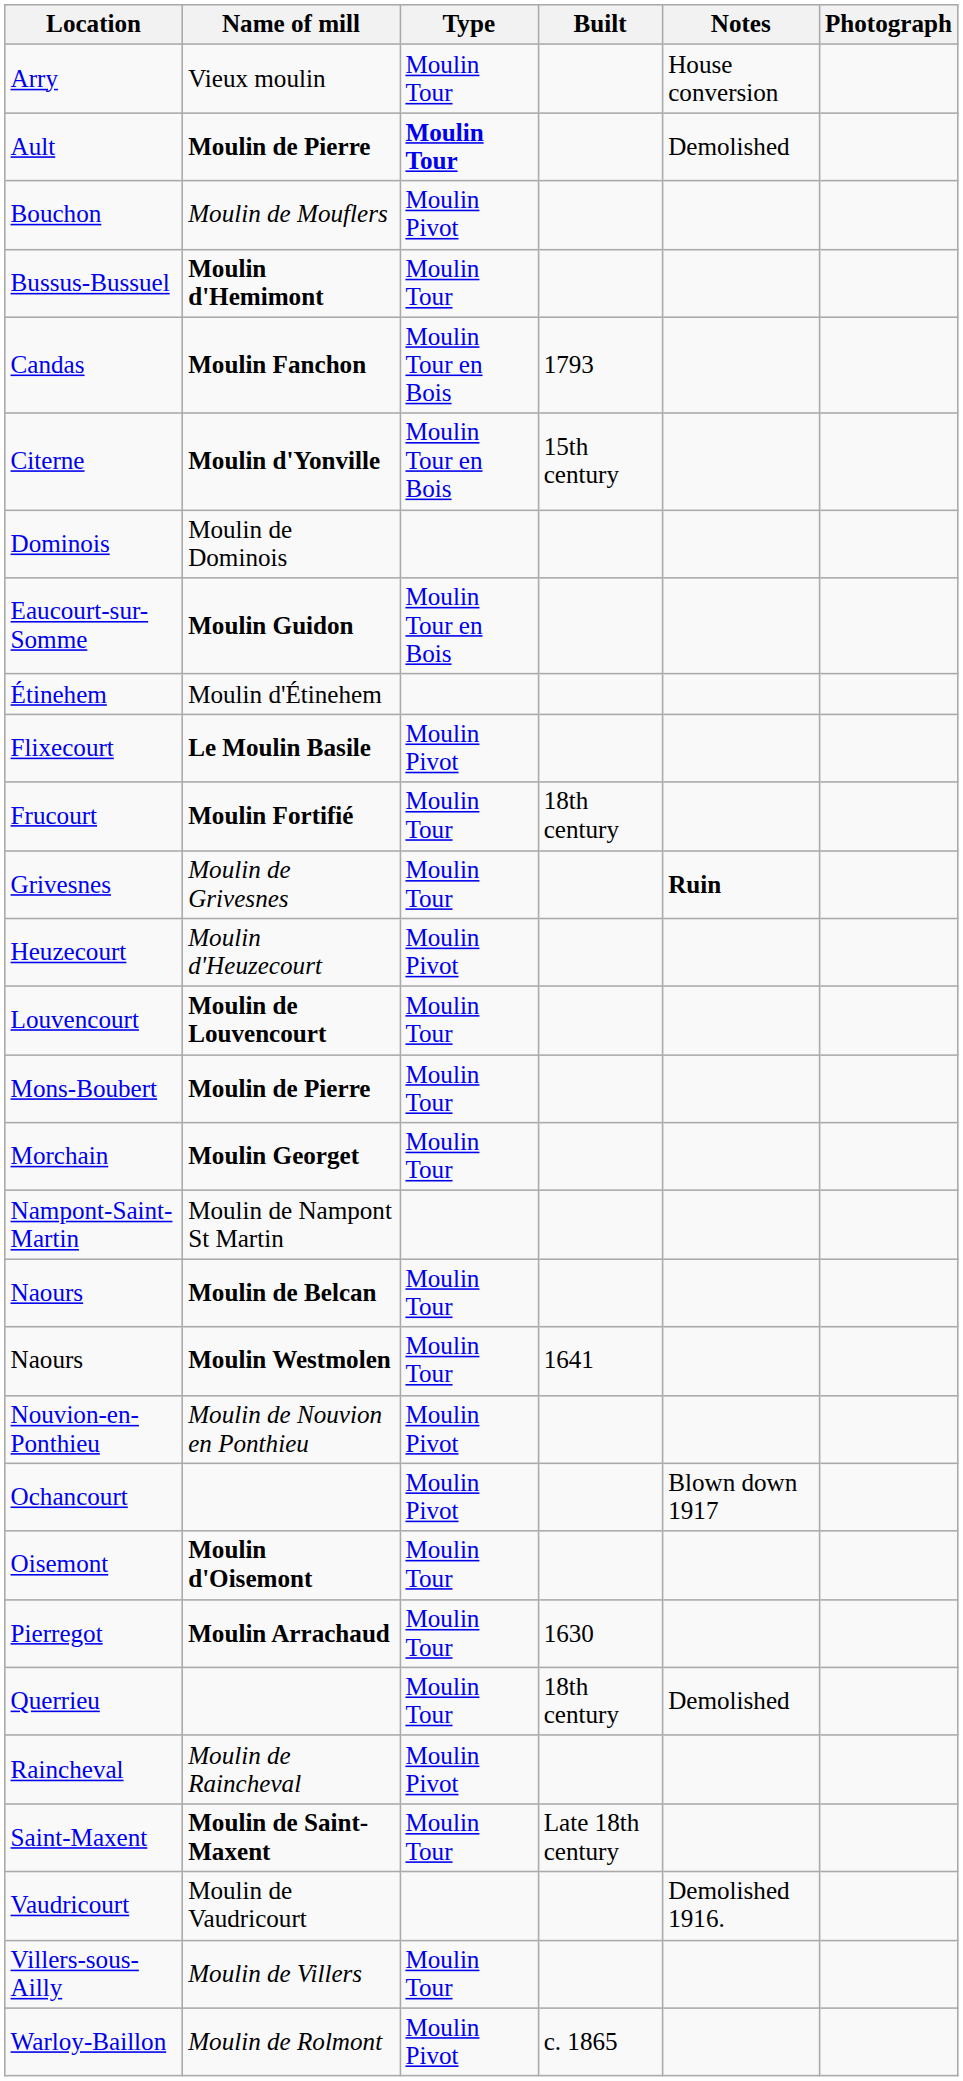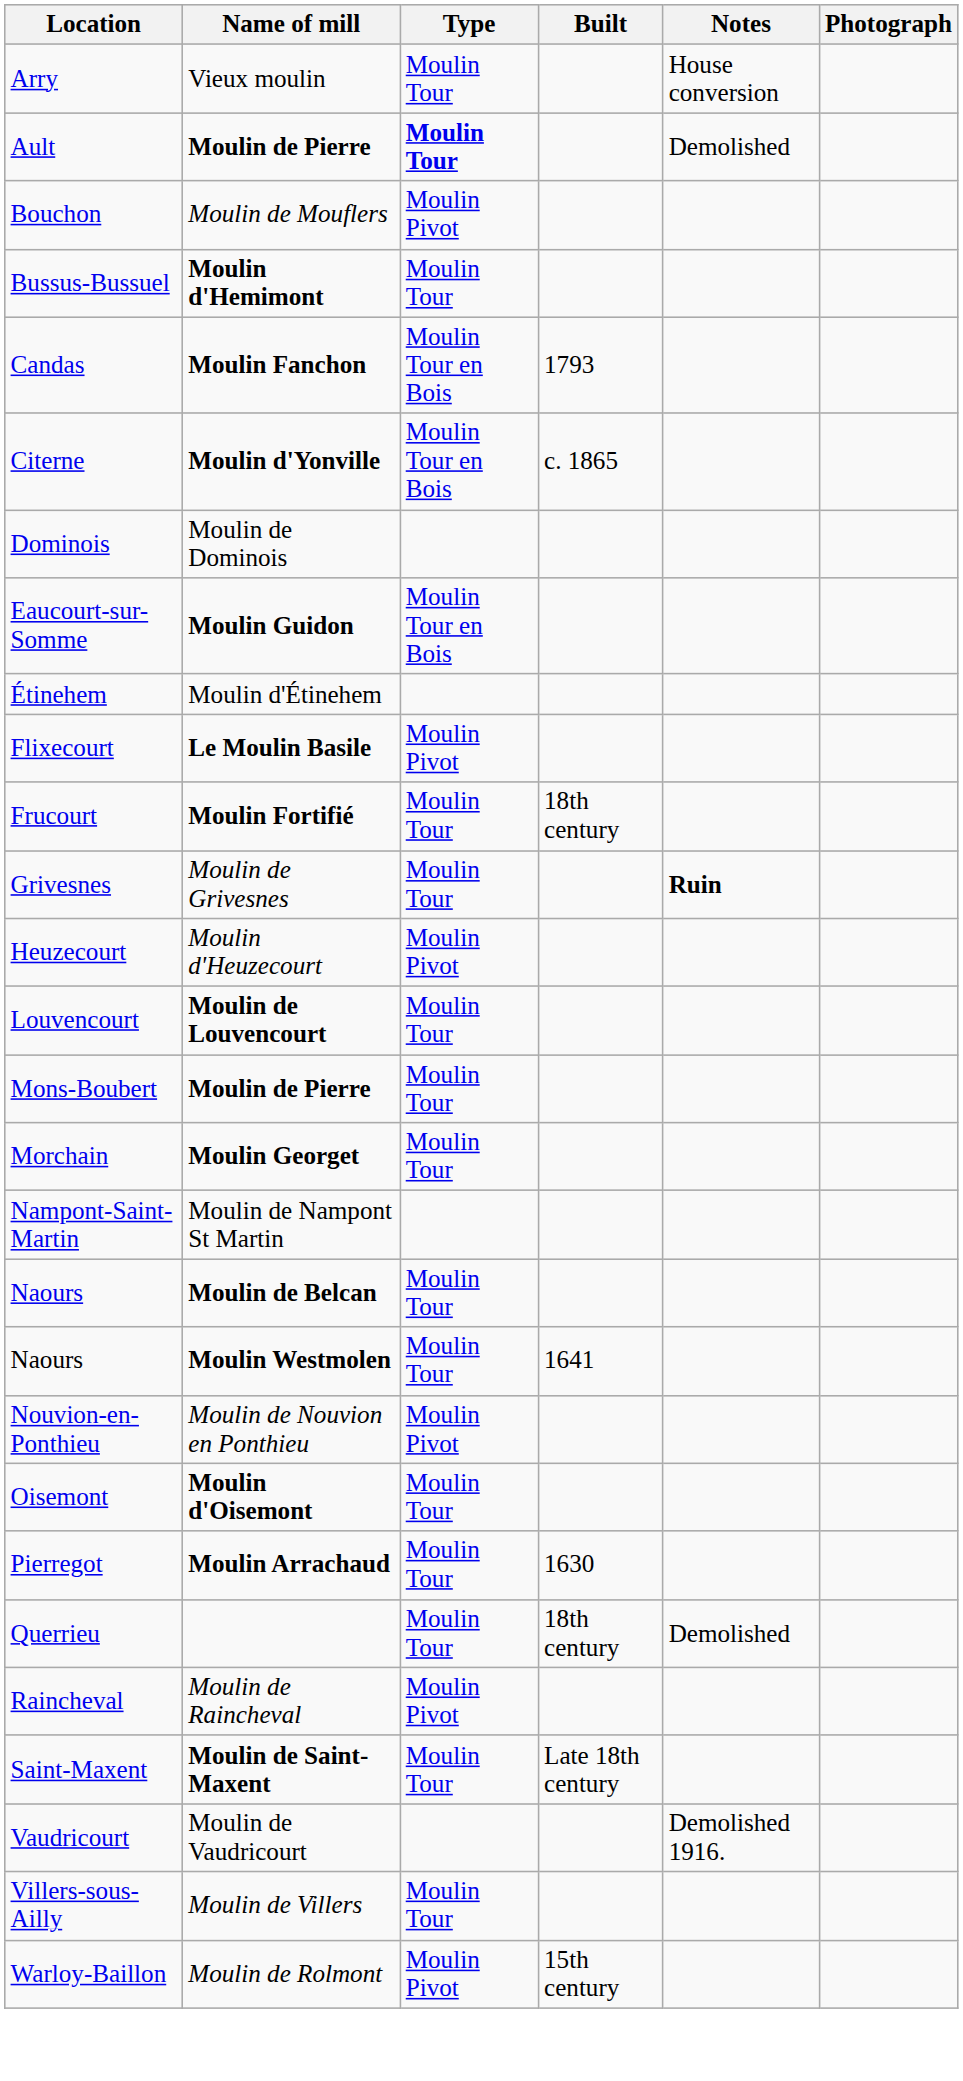(581, 461) 15th century -> (581, 461) c. 1865
- row: (69, 1496)
(581, 2041) c. 1865 -> (582, 1973) 15th century
